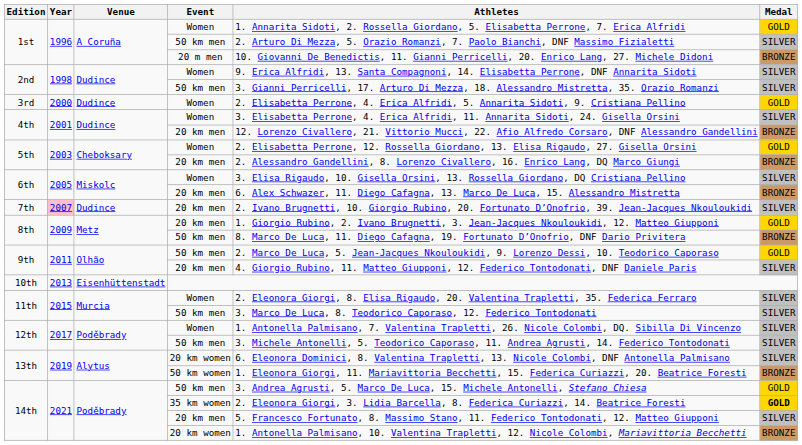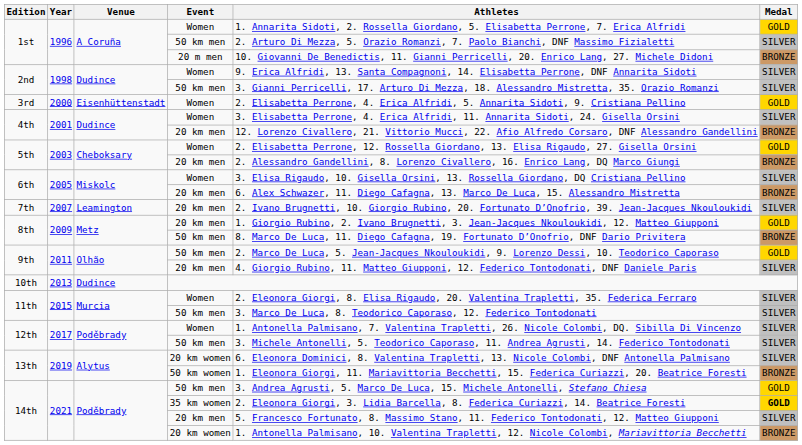(96, 102) Dudince -> (121, 102) Eisenhüttenstadt
(61, 207) pink background -> (61, 207) no background
(96, 207) Dudince -> (104, 207) Leamington
(121, 283) Eisenhüttenstadt -> (96, 283) Dudince
